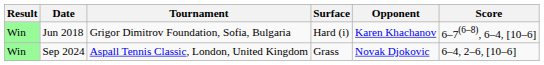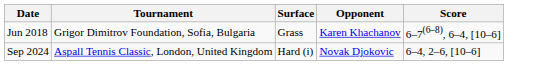- column: (22, 13)
(331, 32) Hard (i) -> (290, 32) Grass
(326, 51) Grass -> (295, 51) Hard (i)
